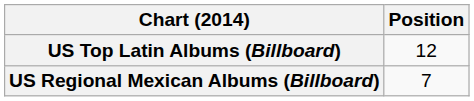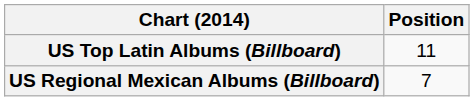(426, 50) 12 -> (426, 50) 11
